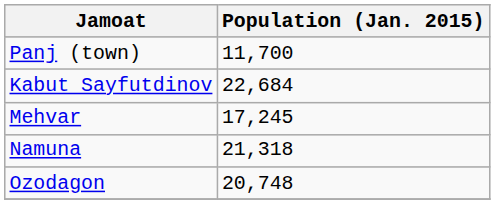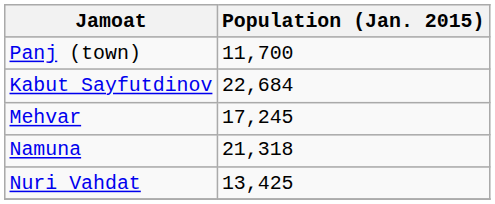+ row: (75, 183)
- row: (57, 183)
